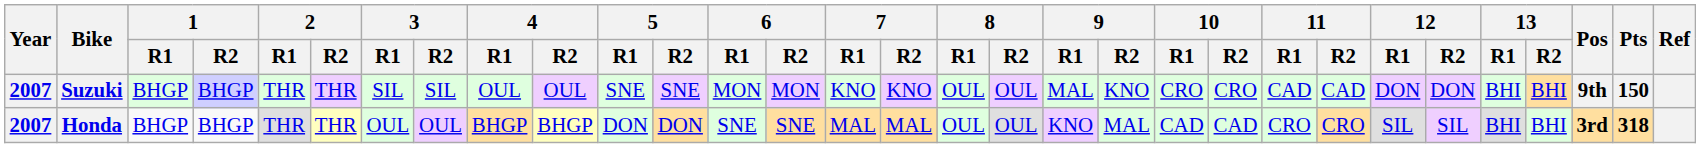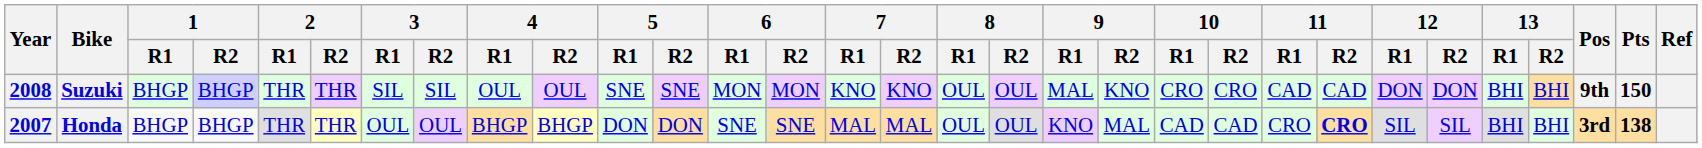(30, 90) 2007 -> (30, 90) 2008
(1343, 125) normal -> (1344, 125) bold
(1633, 125) 318 -> (1636, 125) 138
